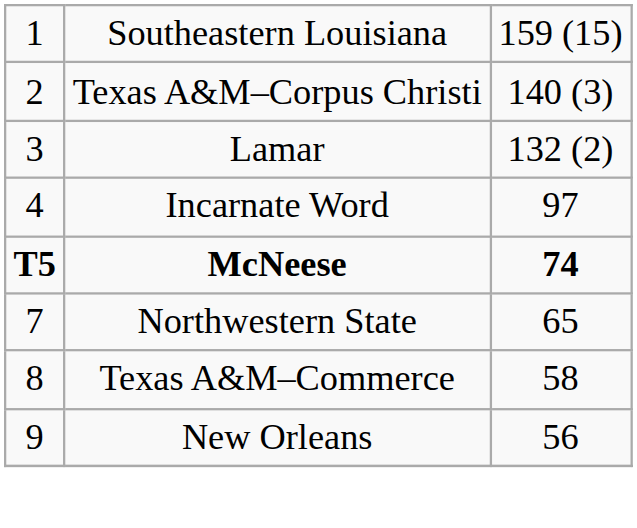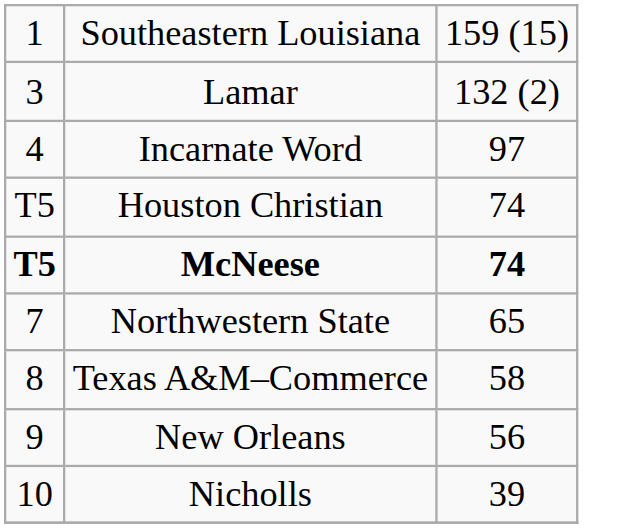- row: (277, 90)
+ row: (250, 206)
+ row: (250, 494)
